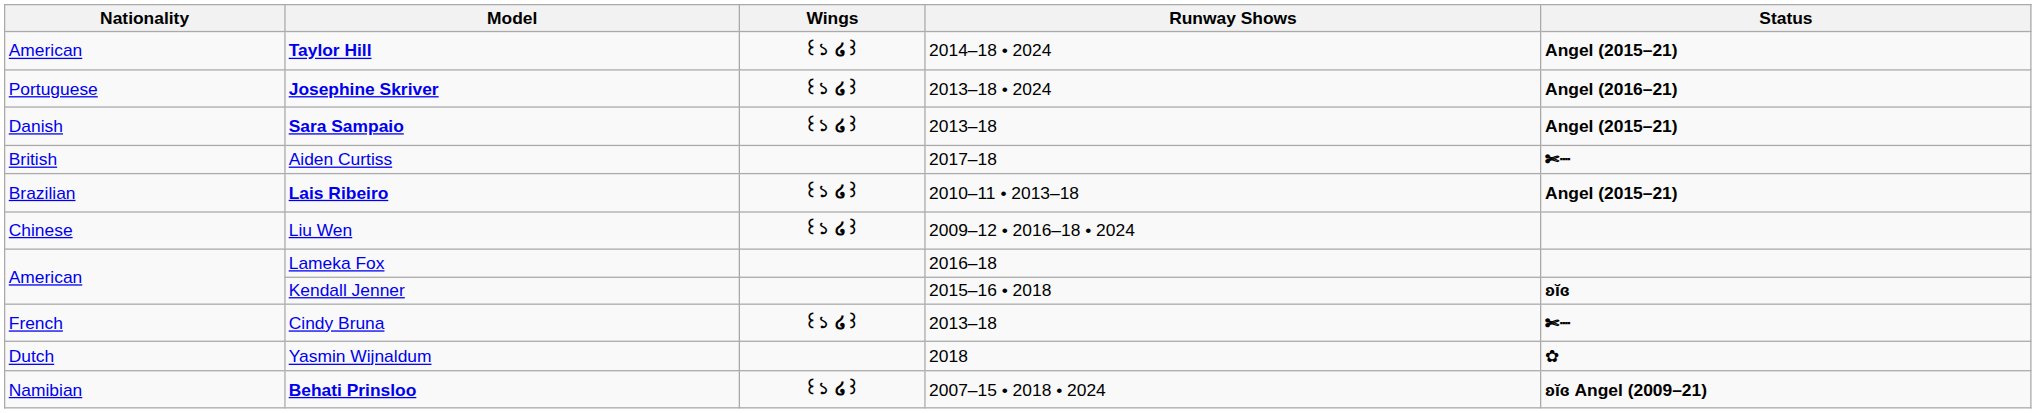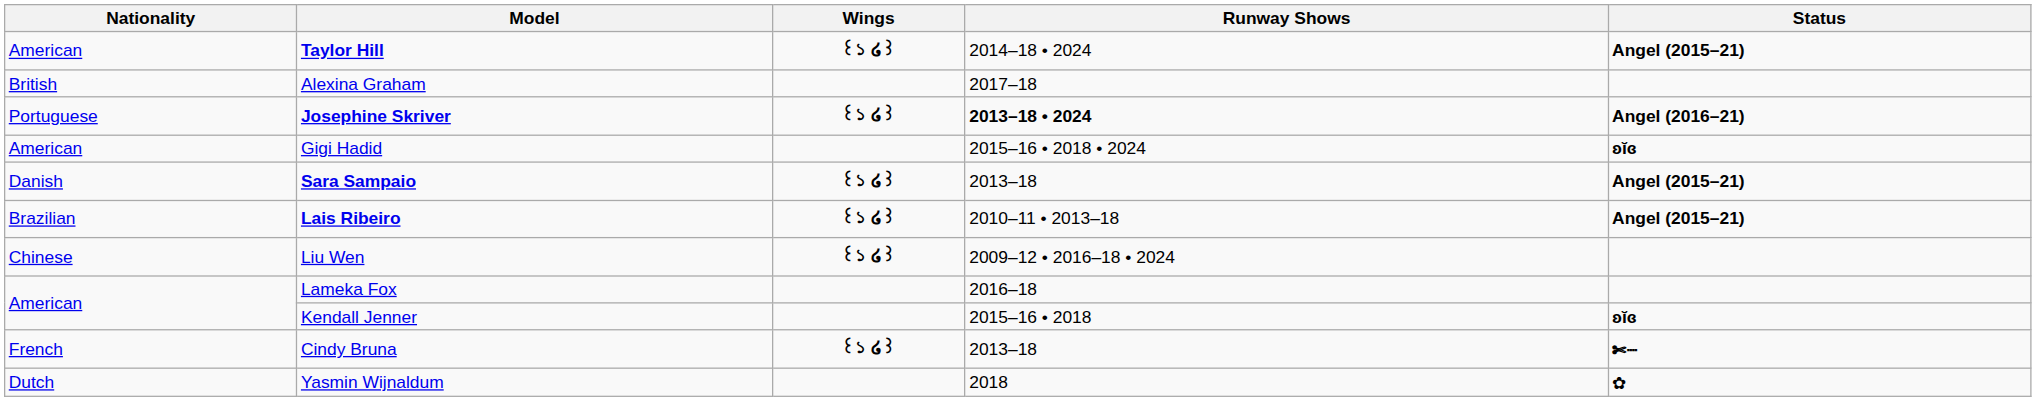+ row: (363, 83)
(990, 88) normal -> (1030, 116) bold
+ row: (342, 148)
- row: (340, 159)
- row: (353, 389)
